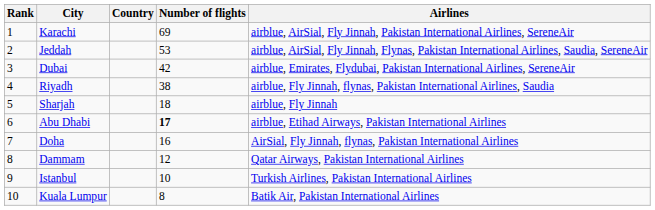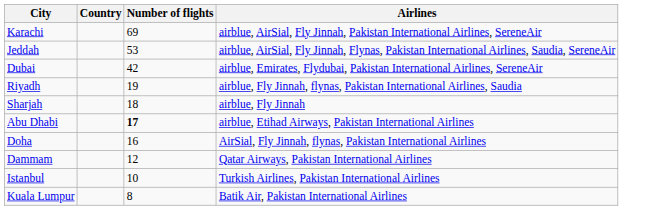- column: (20, 13)
(165, 86) 38 -> (132, 86) 19
